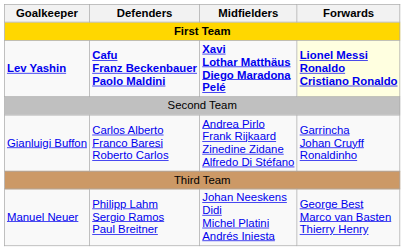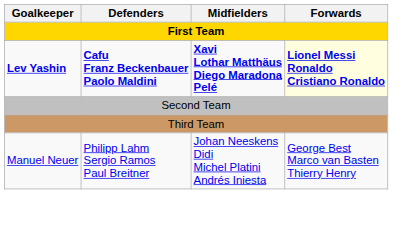- row: (47, 143)
